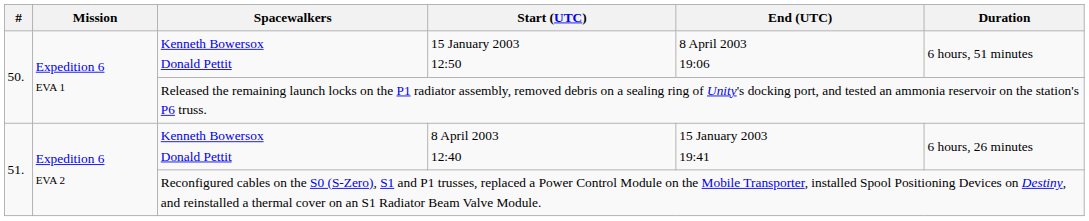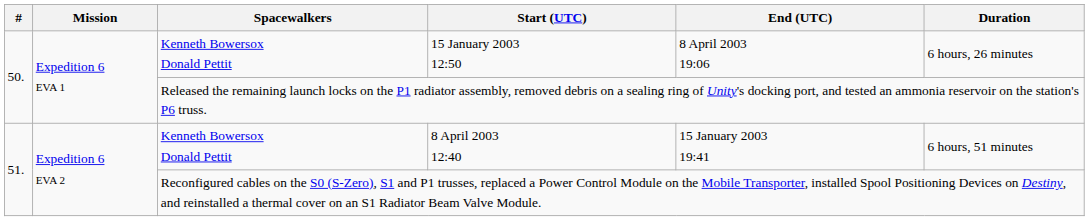(980, 53) 6 hours, 51 minutes -> (980, 53) 6 hours, 26 minutes
(980, 146) 6 hours, 26 minutes -> (980, 146) 6 hours, 51 minutes
